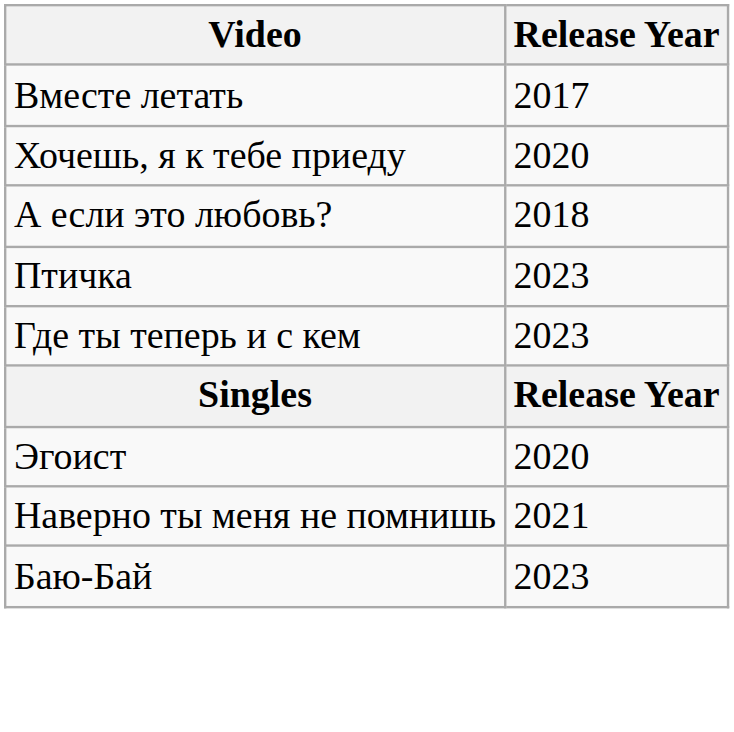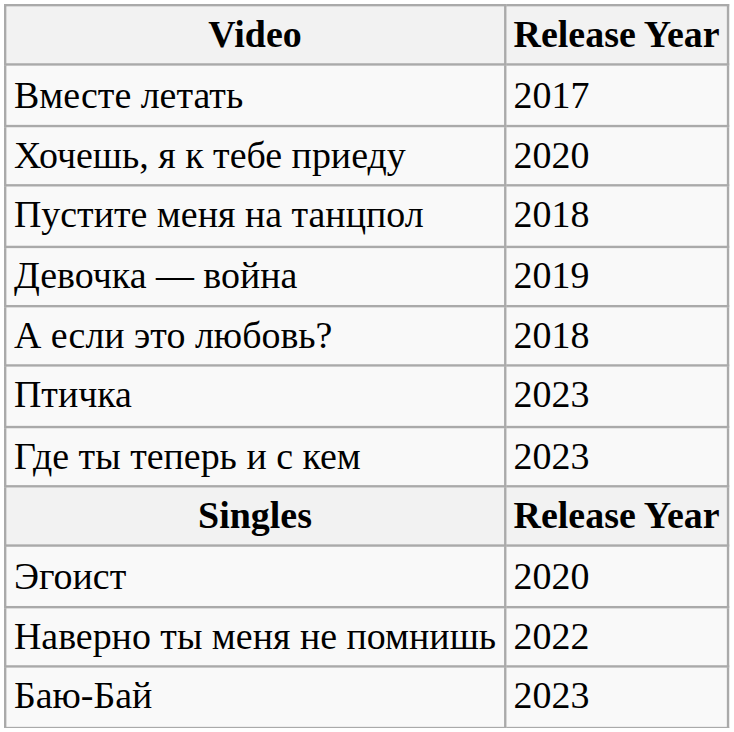+ row: (219, 214)
+ row: (156, 275)
(552, 515) 2021 -> (552, 635) 2022
